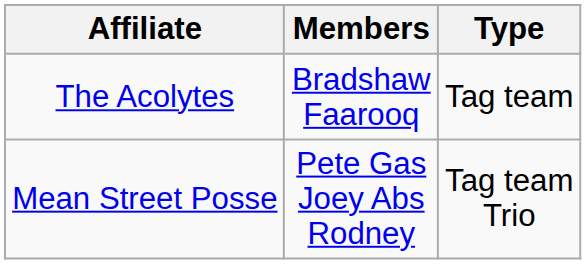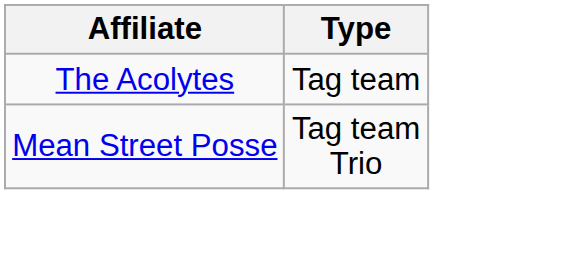- column: (361, 29)
